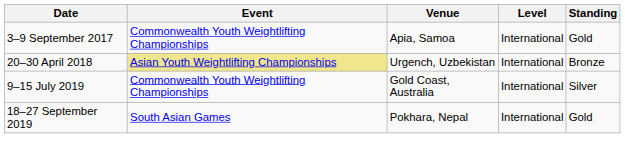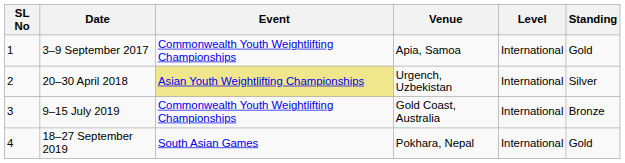+ column: (22, 19)
(587, 62) Bronze -> (583, 81) Silver
(583, 86) Silver -> (587, 112) Bronze
